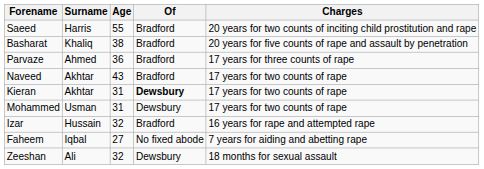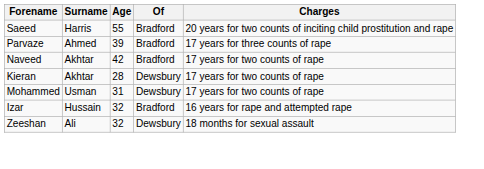- row: (27, 44)
(118, 60) 36 -> (118, 44) 39
(118, 76) 43 -> (118, 60) 42
(118, 92) 31 -> (118, 76) 28
(160, 92) bold -> (158, 76) normal
- row: (25, 140)
